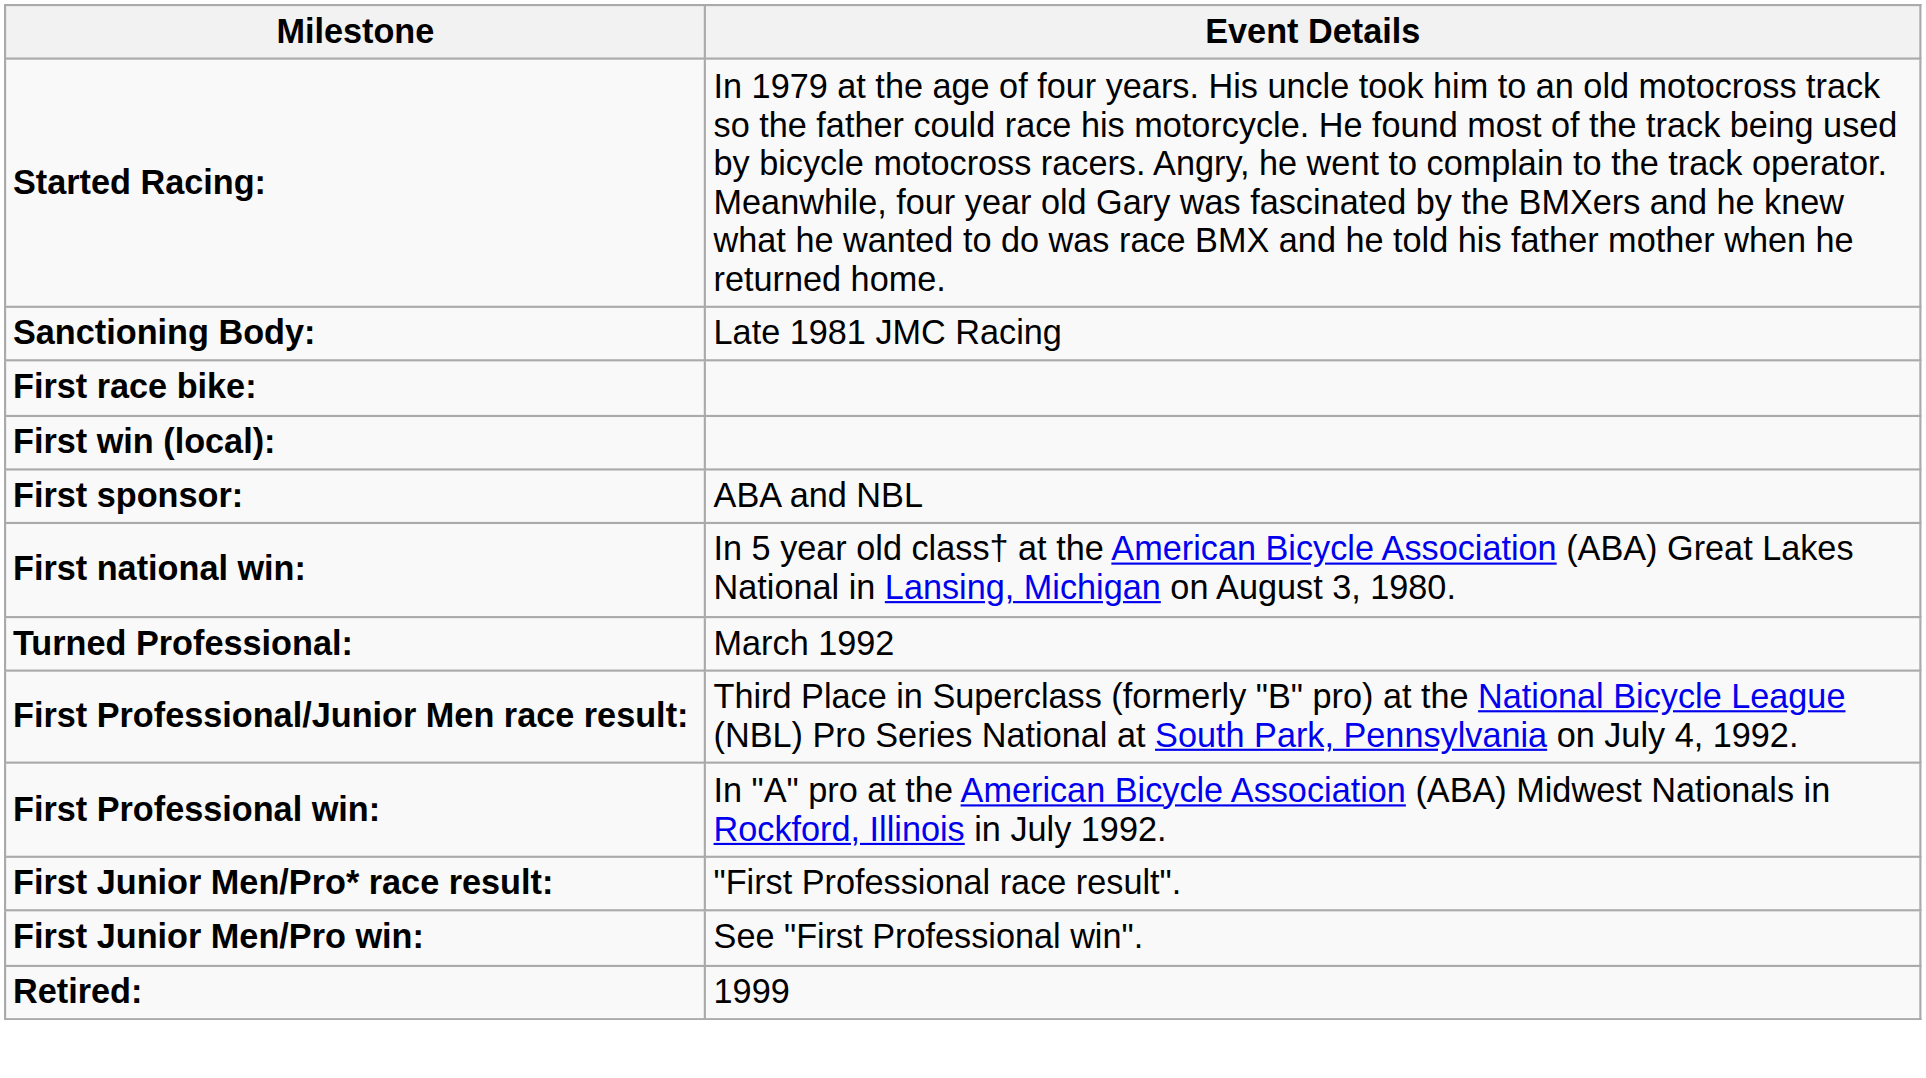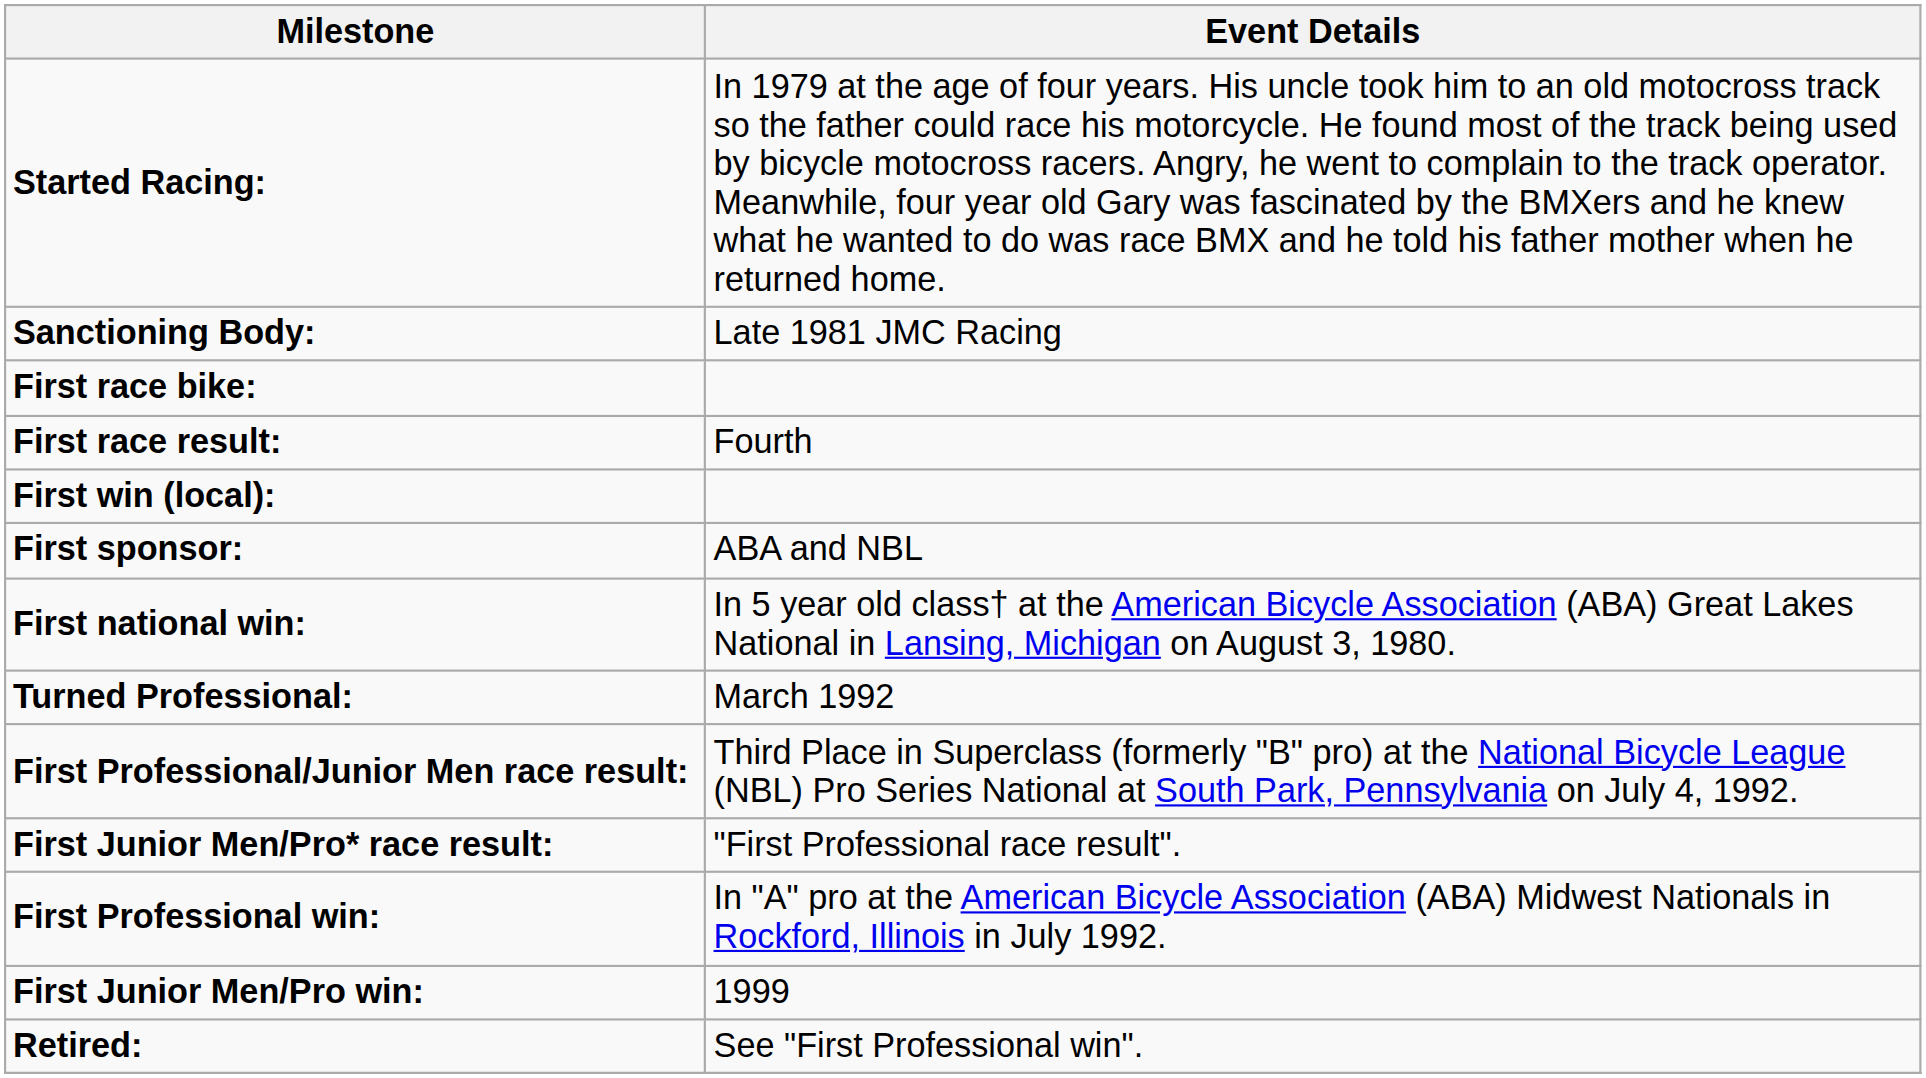+ row: (147, 441)
rows swapped: (197, 809) <-> (283, 882)
(928, 937) See "First Professional win". -> (752, 991) 1999
(752, 991) 1999 -> (928, 1045) See "First Professional win".
